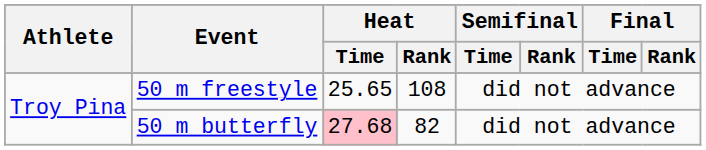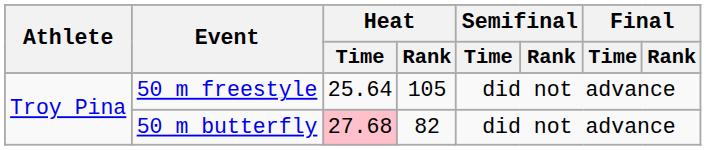(360, 91) 25.65 -> (360, 91) 25.64
(427, 91) 108 -> (427, 91) 105
